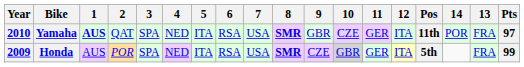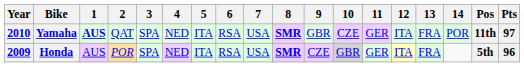columns swapped: (485, 14) <-> (429, 14)
(509, 52) 99 -> (509, 52) 96
